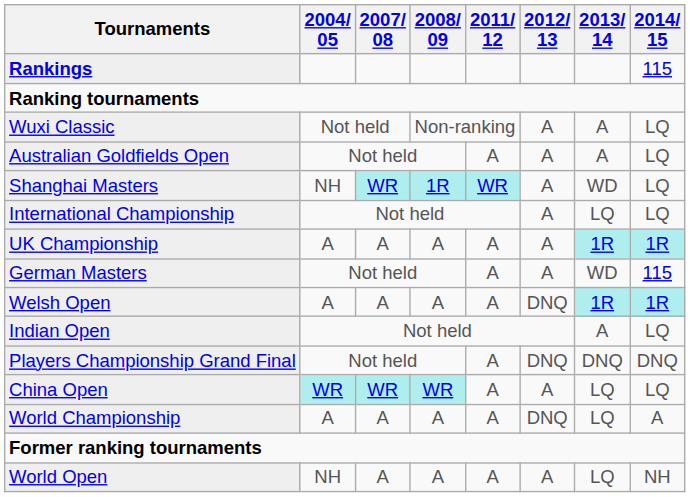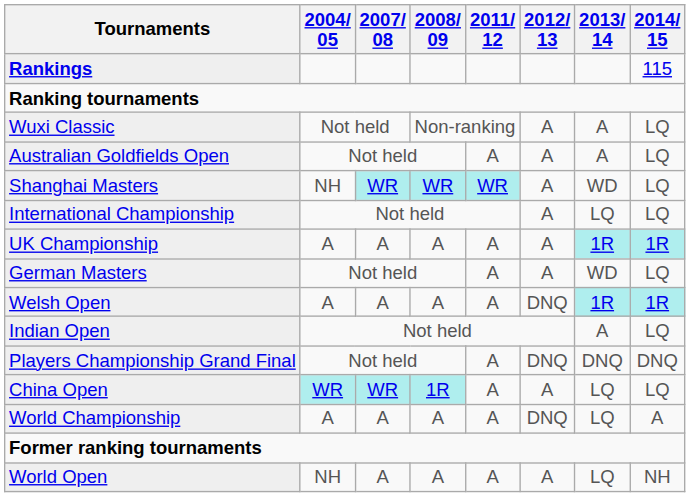(438, 185) 1R -> (438, 185) WR
(657, 272) 115 -> (657, 272) LQ
(438, 389) WR -> (438, 389) 1R
